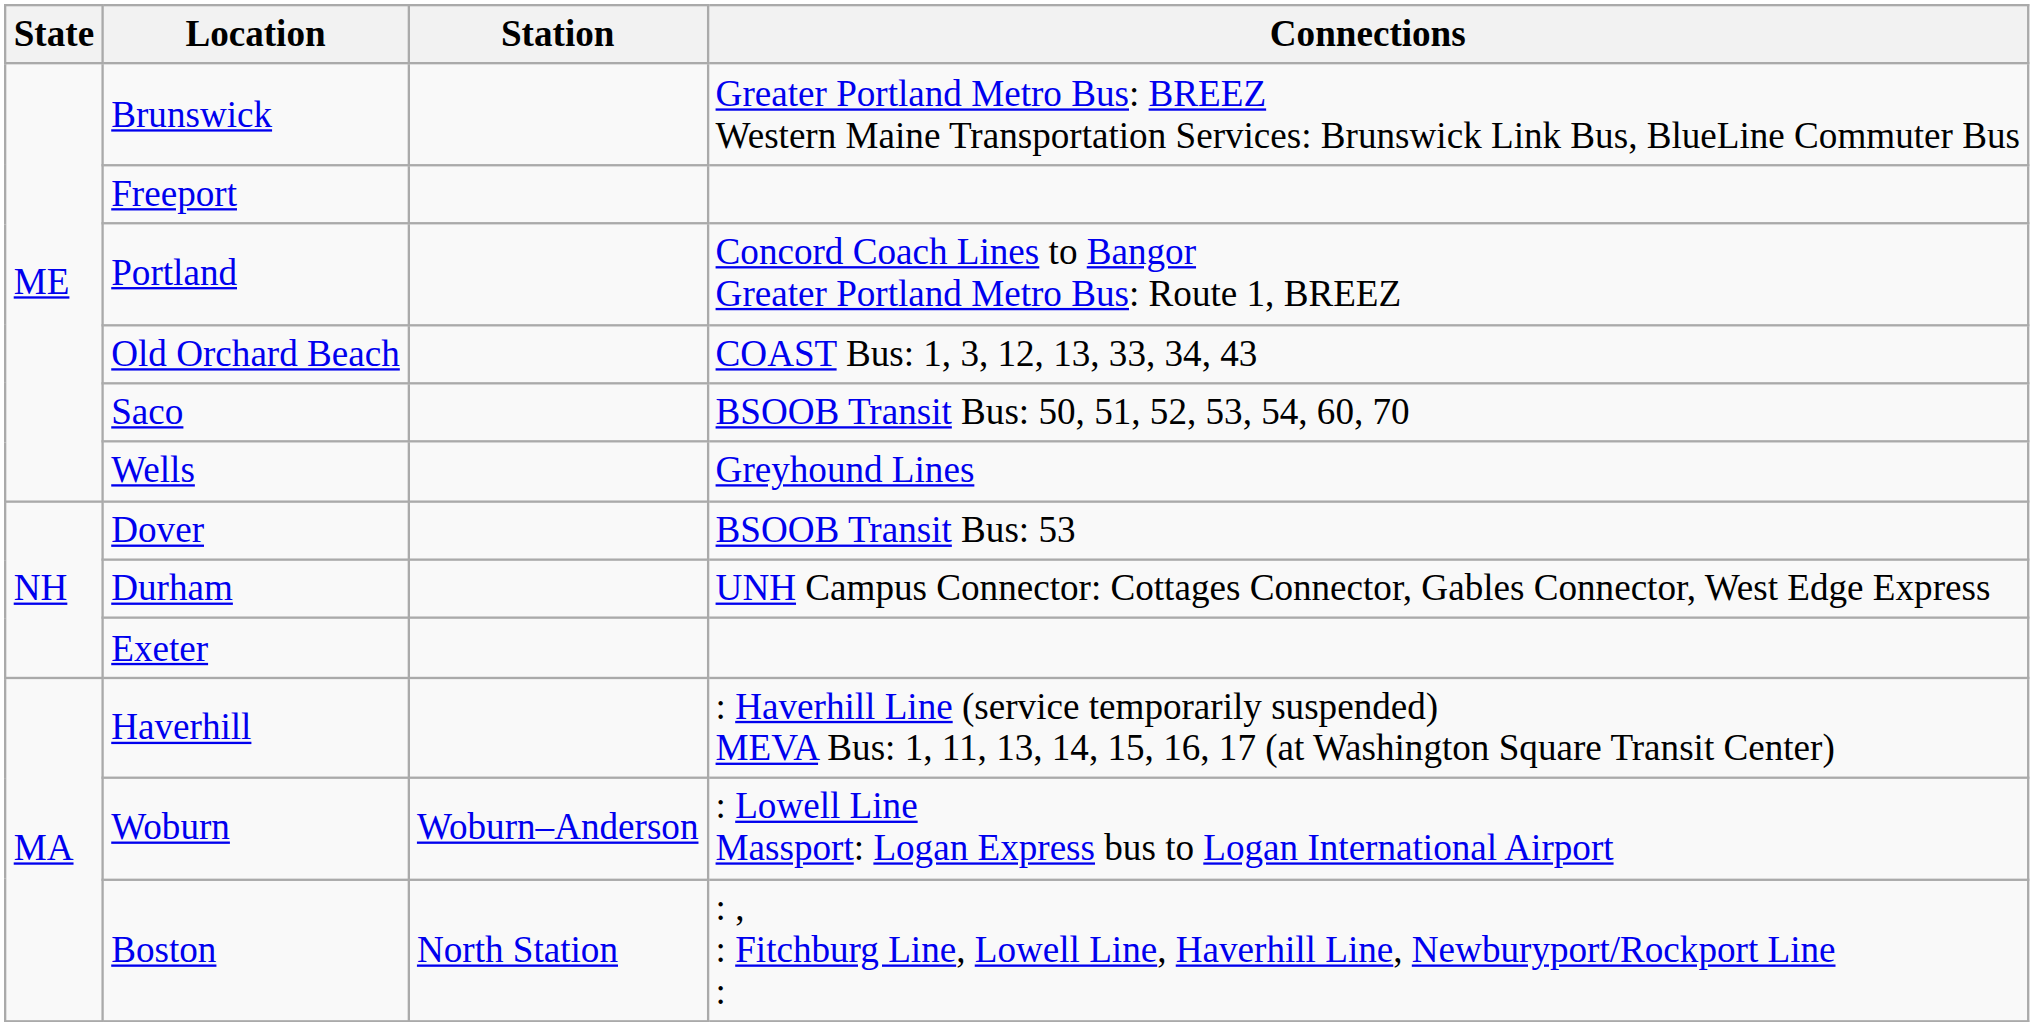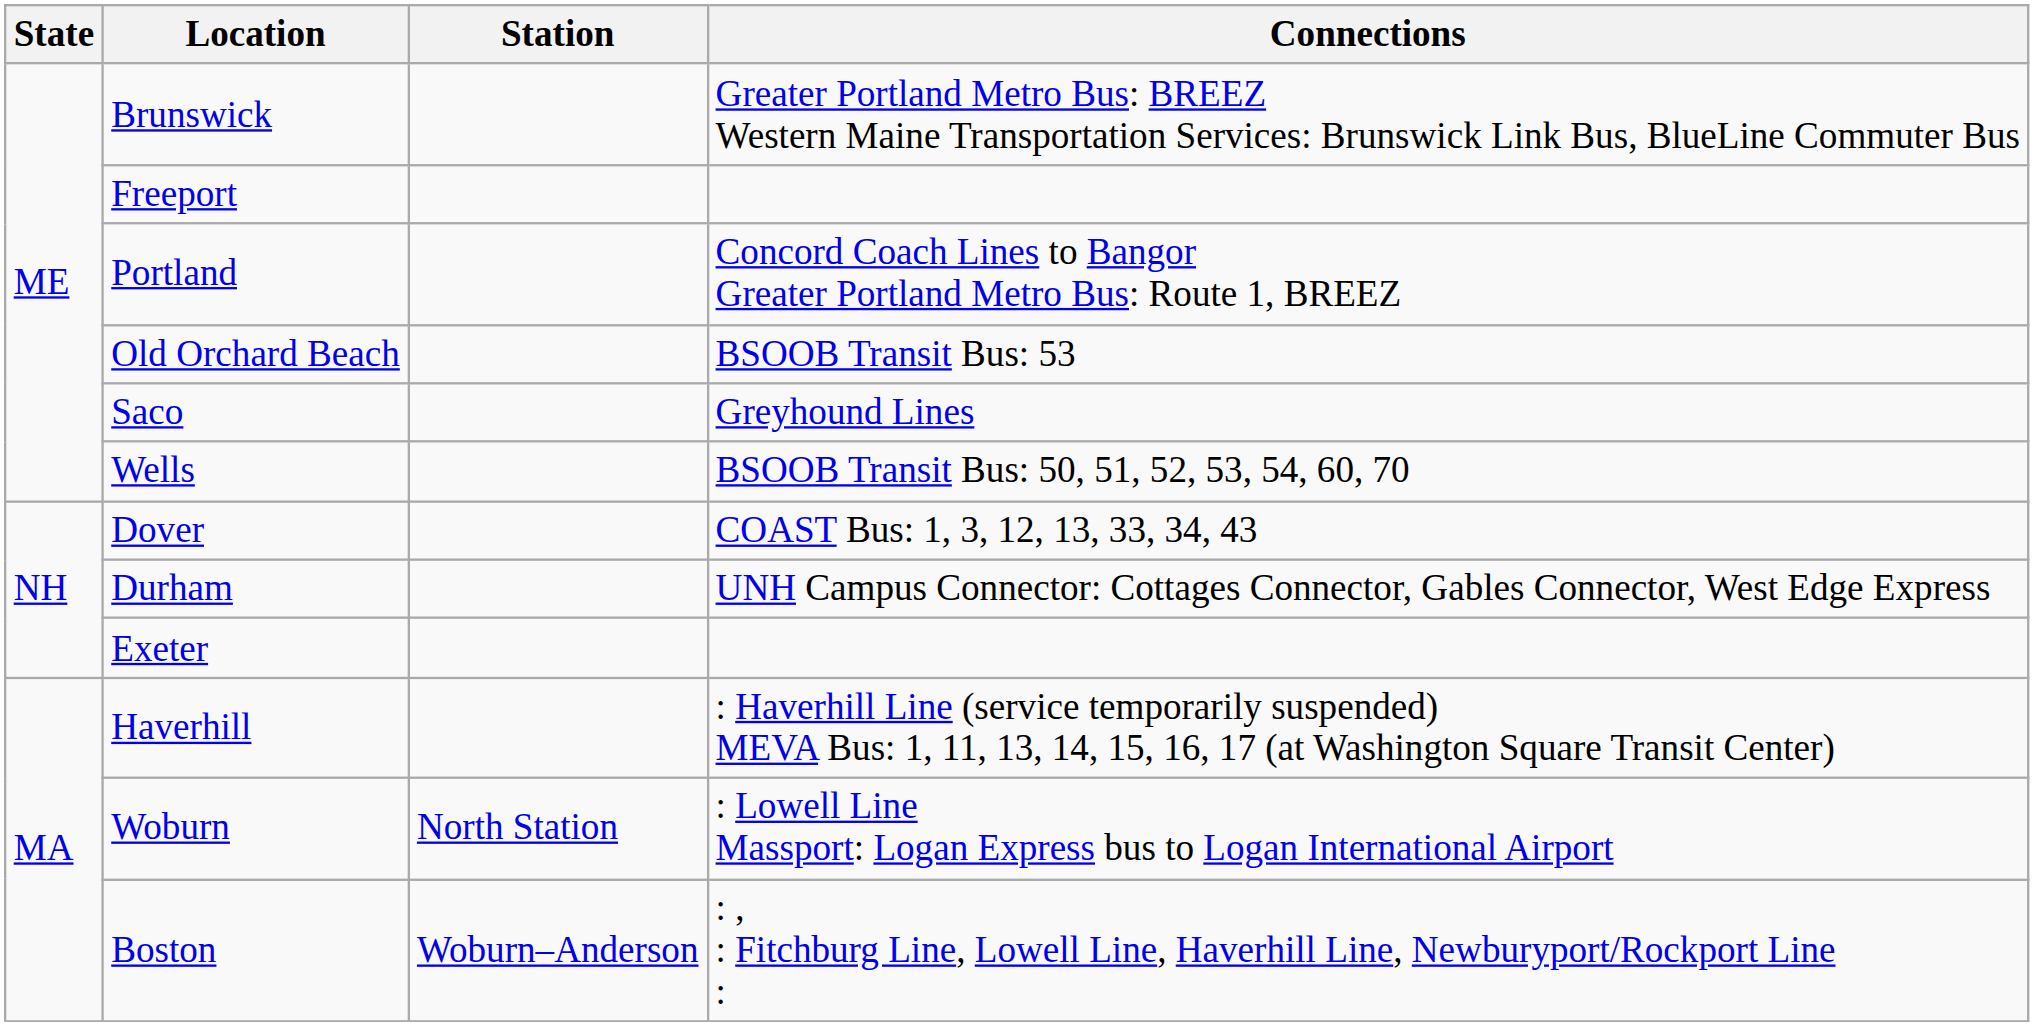(986, 352) COAST Bus: 1, 3, 12, 13, 33, 34, 43 -> (896, 352) BSOOB Transit Bus: 53
(1063, 411) BSOOB Transit Bus: 50, 51, 52, 53, 54, 60, 70 -> (845, 411) Greyhound Lines
(845, 470) Greyhound Lines -> (1063, 470) BSOOB Transit Bus: 50, 51, 52, 53, 54, 60, 70
(896, 529) BSOOB Transit Bus: 53 -> (986, 529) COAST Bus: 1, 3, 12, 13, 33, 34, 43
(558, 827) Woburn–Anderson -> (517, 827) North Station
(517, 949) North Station -> (558, 949) Woburn–Anderson
